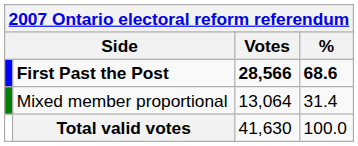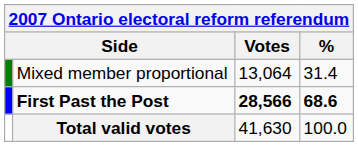rows swapped: (93, 73) <-> (122, 101)
